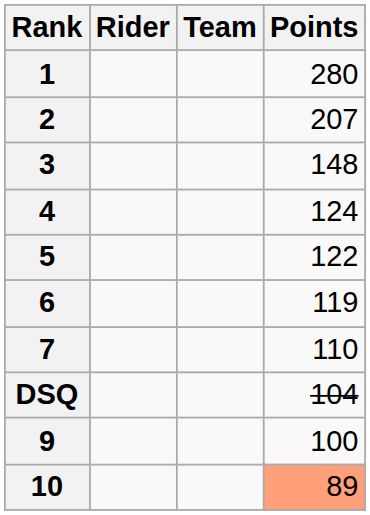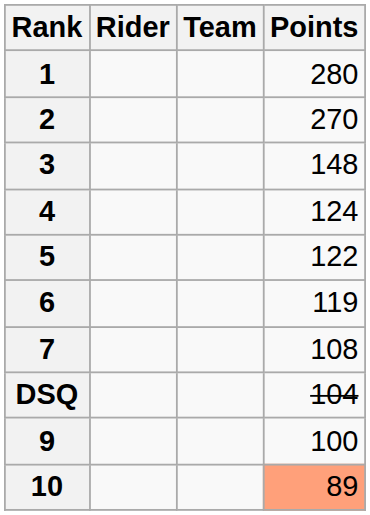(334, 119) 207 -> (334, 119) 270
(335, 348) 110 -> (334, 348) 108
